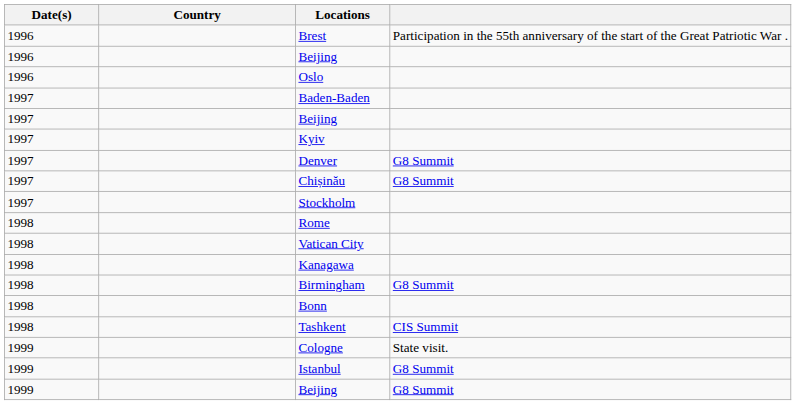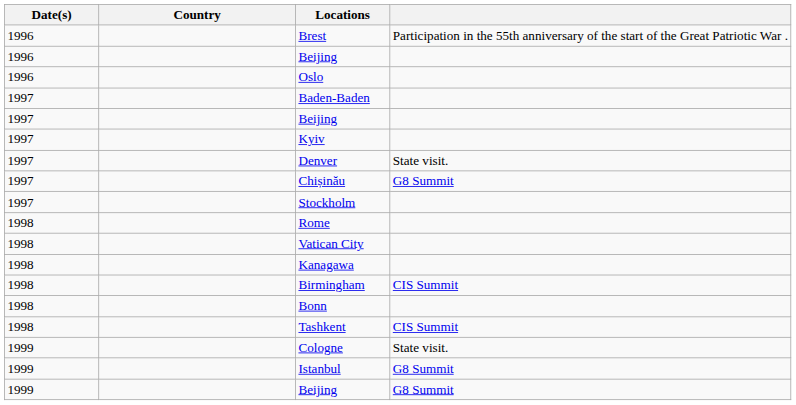(423, 160) G8 Summit -> (421, 160) State visit.
(423, 285) G8 Summit -> (425, 285) CIS Summit
